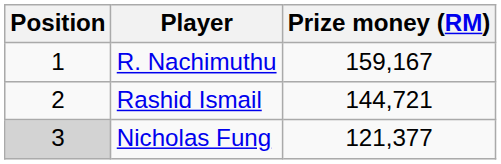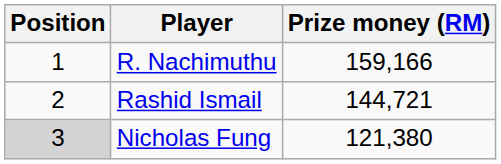(389, 61) 159,167 -> (389, 61) 159,166
(389, 138) 121,377 -> (389, 138) 121,380
